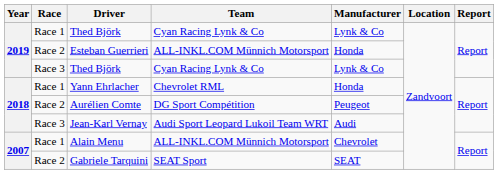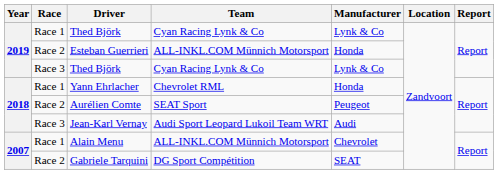(204, 105) DG Sport Compétition -> (180, 105) SEAT Sport
(180, 160) SEAT Sport -> (204, 160) DG Sport Compétition
